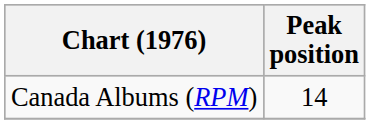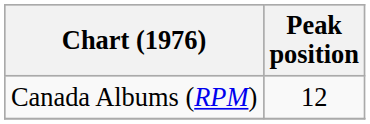(314, 97) 14 -> (314, 97) 12
